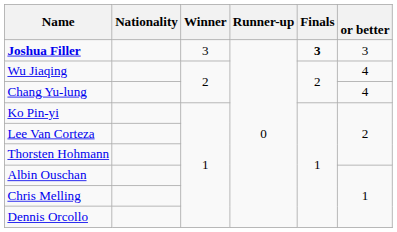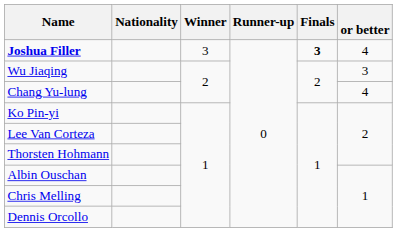(365, 50) 3 -> (365, 50) 4
(365, 71) 4 -> (365, 71) 3
